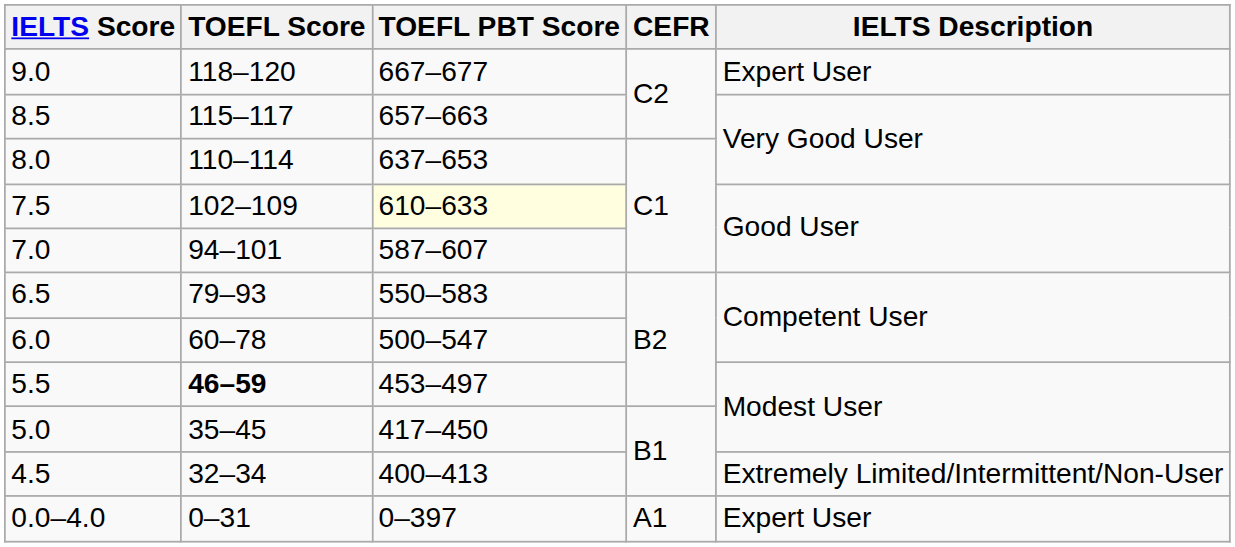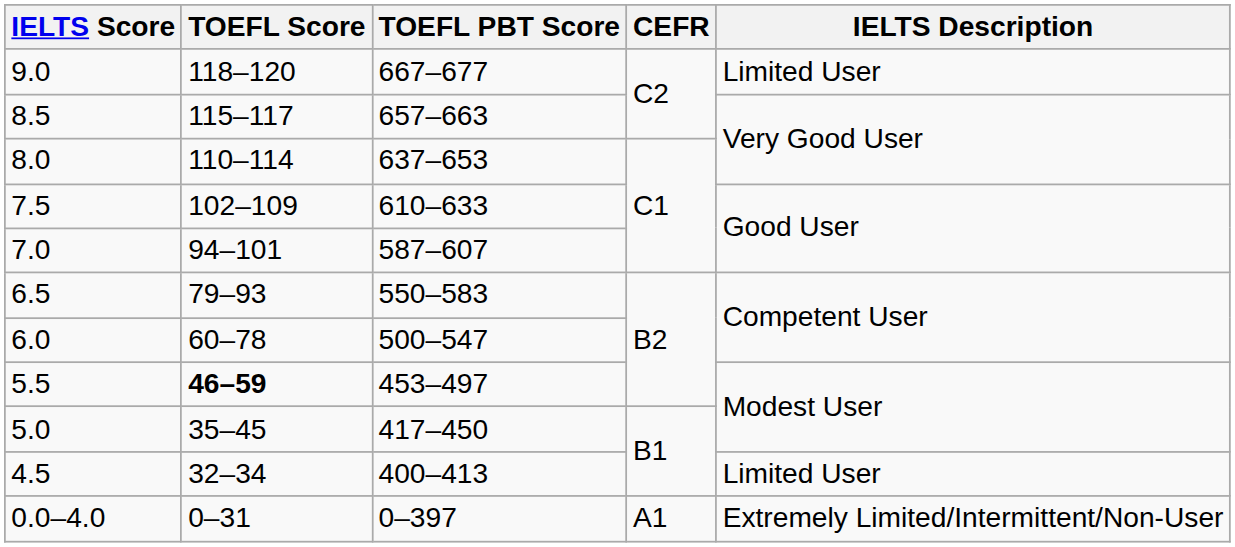(797, 71) Expert User -> (802, 71) Limited User
(433, 205) lightyellow background -> (433, 205) no background
(973, 473) Extremely Limited/Intermittent/Non-User -> (802, 473) Limited User
(797, 518) Expert User -> (973, 518) Extremely Limited/Intermittent/Non-User
